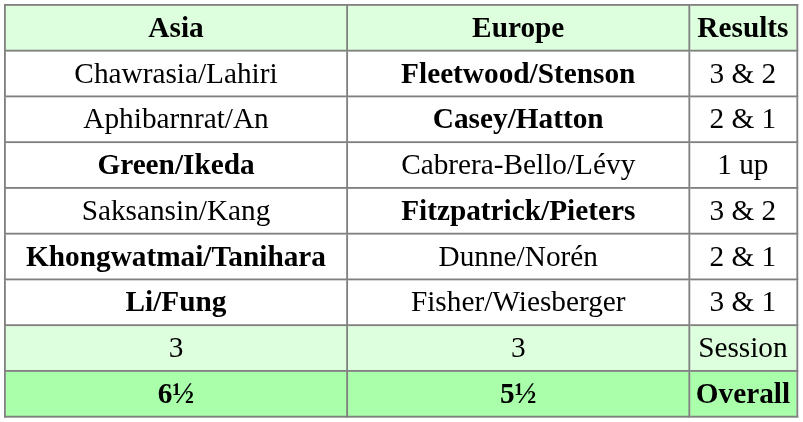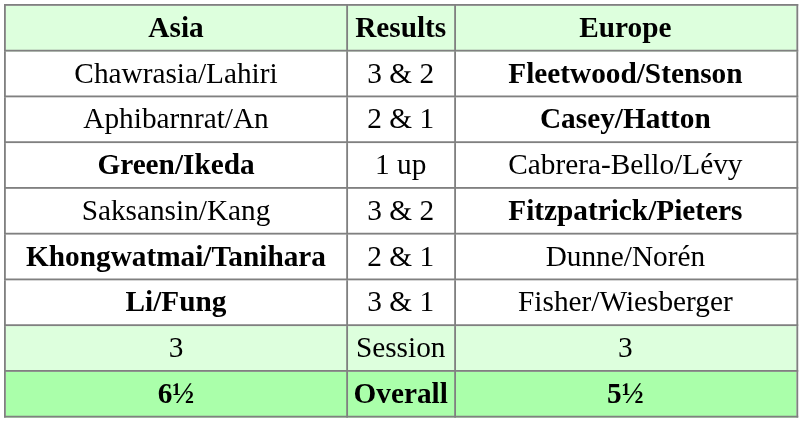columns swapped: (743, 27) <-> (518, 27)
